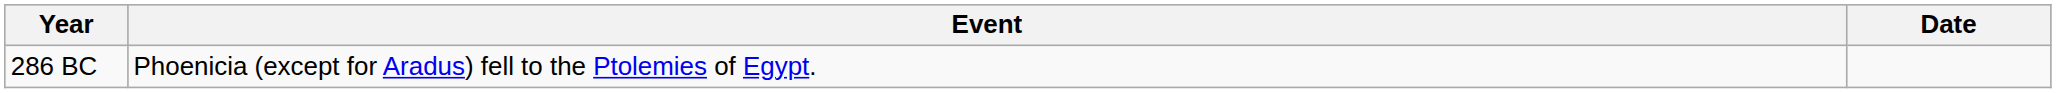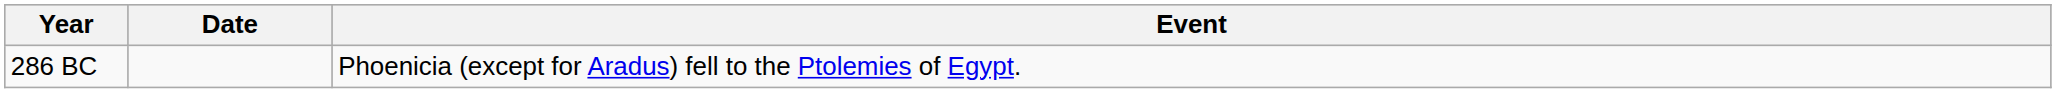columns swapped: (1949, 25) <-> (987, 25)
